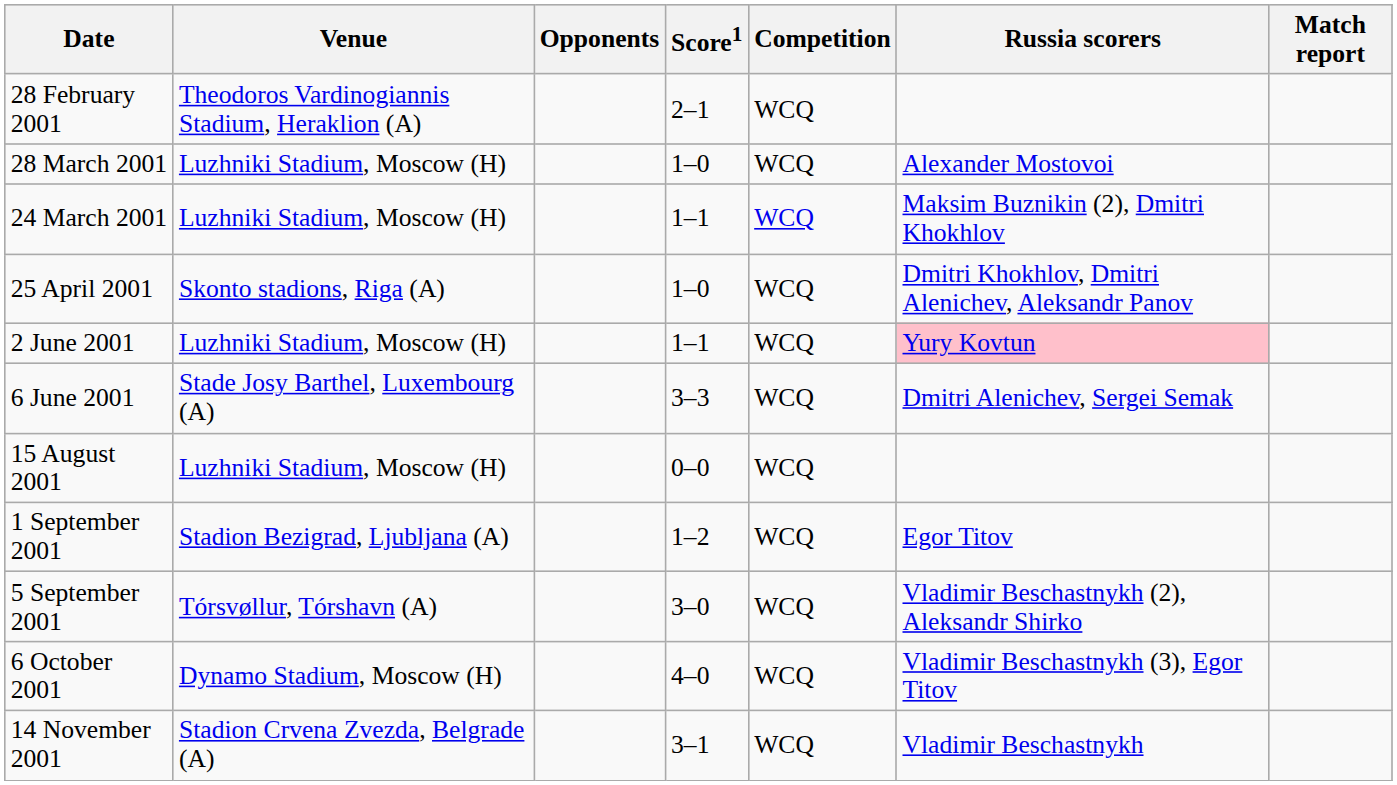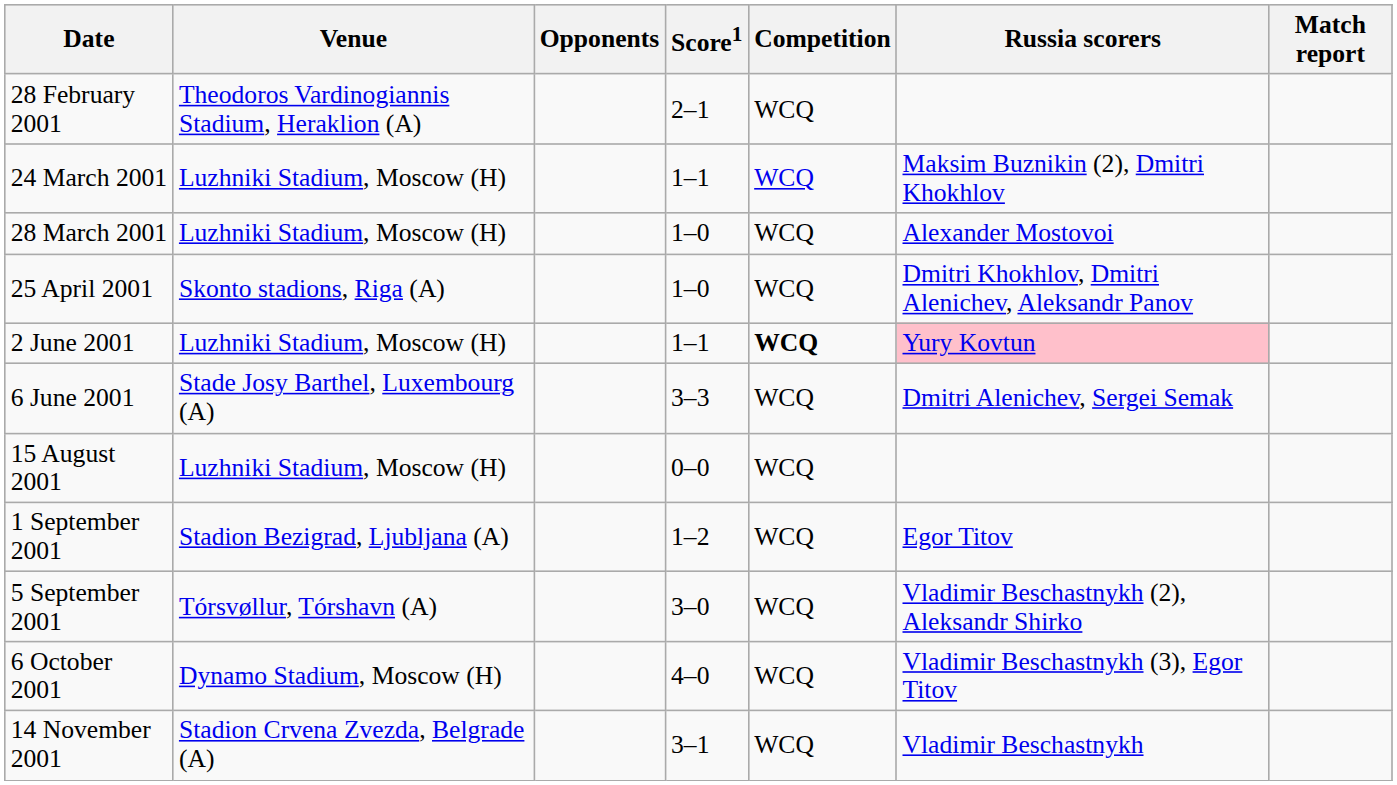rows swapped: (89, 218) <-> (89, 163)
(784, 342) normal -> (786, 342) bold
